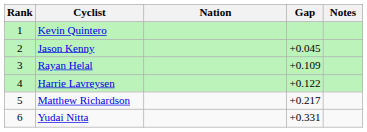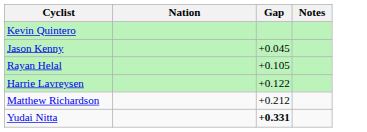- column: (20, 13)
(305, 65) +0.109 -> (274, 65) +0.105
(305, 100) +0.217 -> (274, 100) +0.212
(305, 118) normal -> (274, 118) bold
